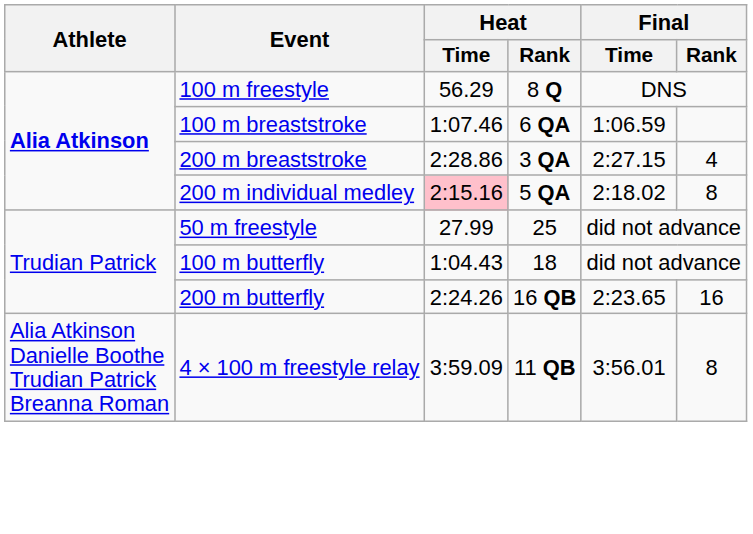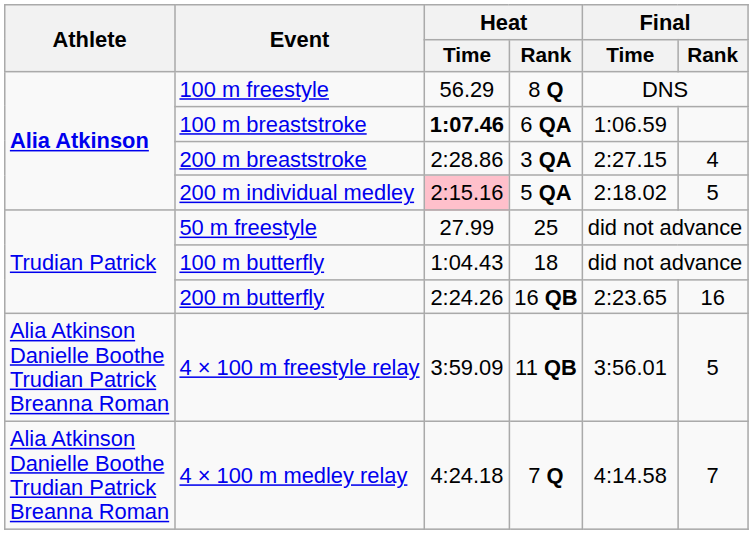(466, 124) normal -> (467, 124) bold
(711, 193) 8 -> (713, 193) 5
(711, 368) 8 -> (713, 368) 5
+ row: (293, 476)
